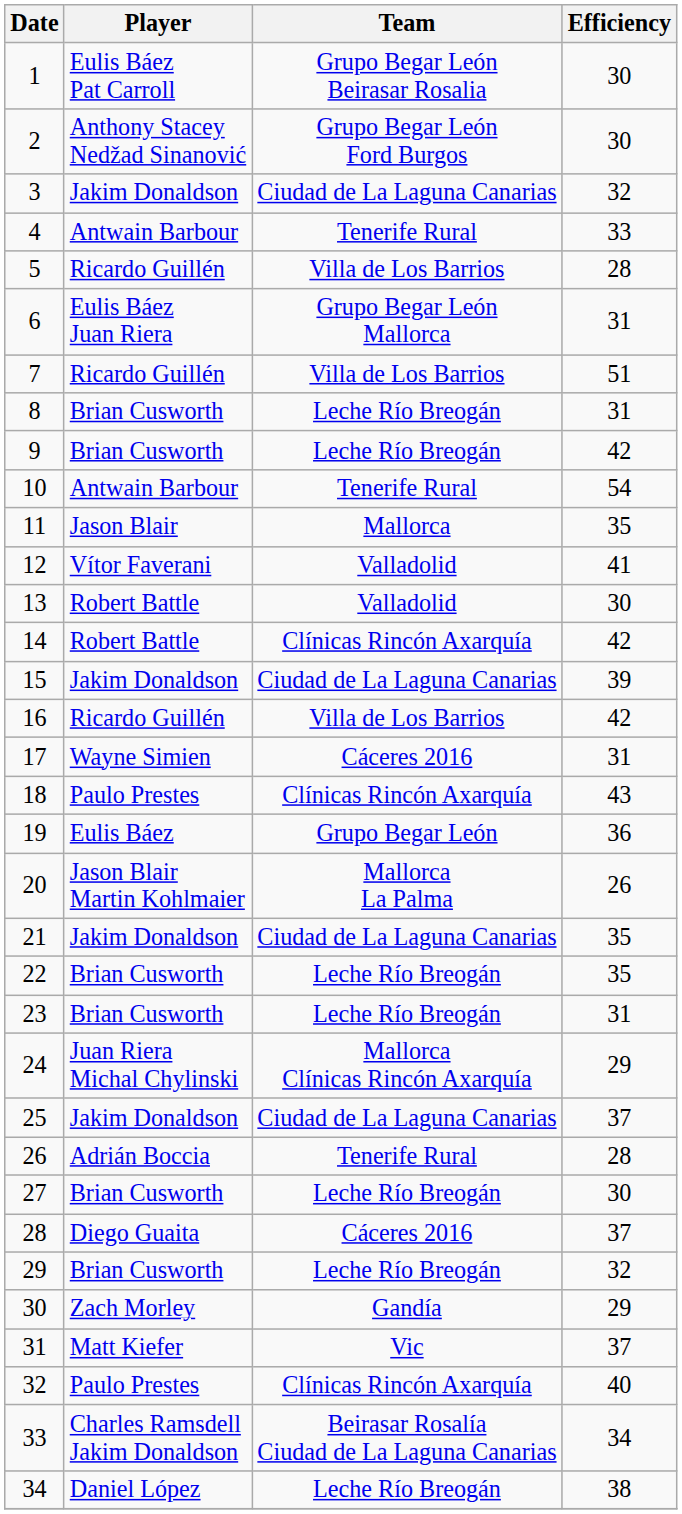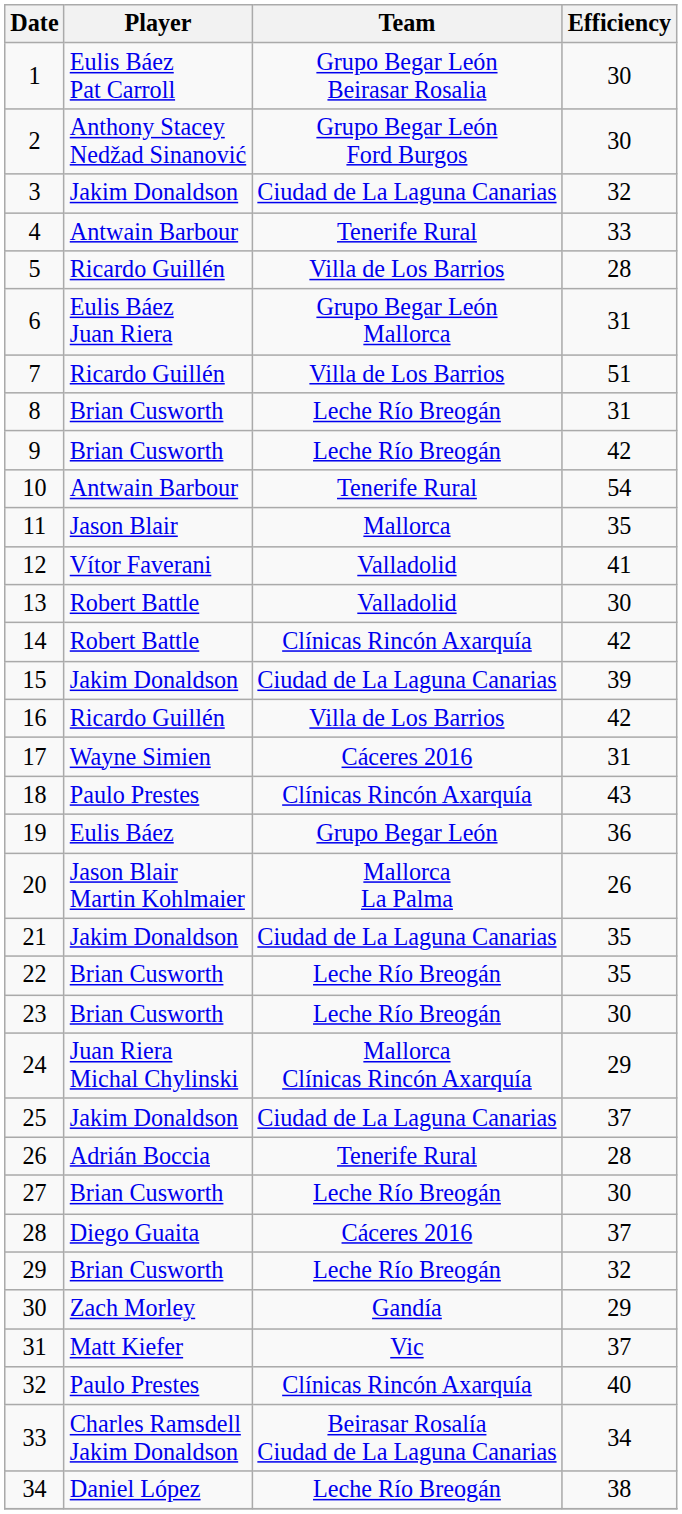(619, 1013) 31 -> (619, 1013) 30
